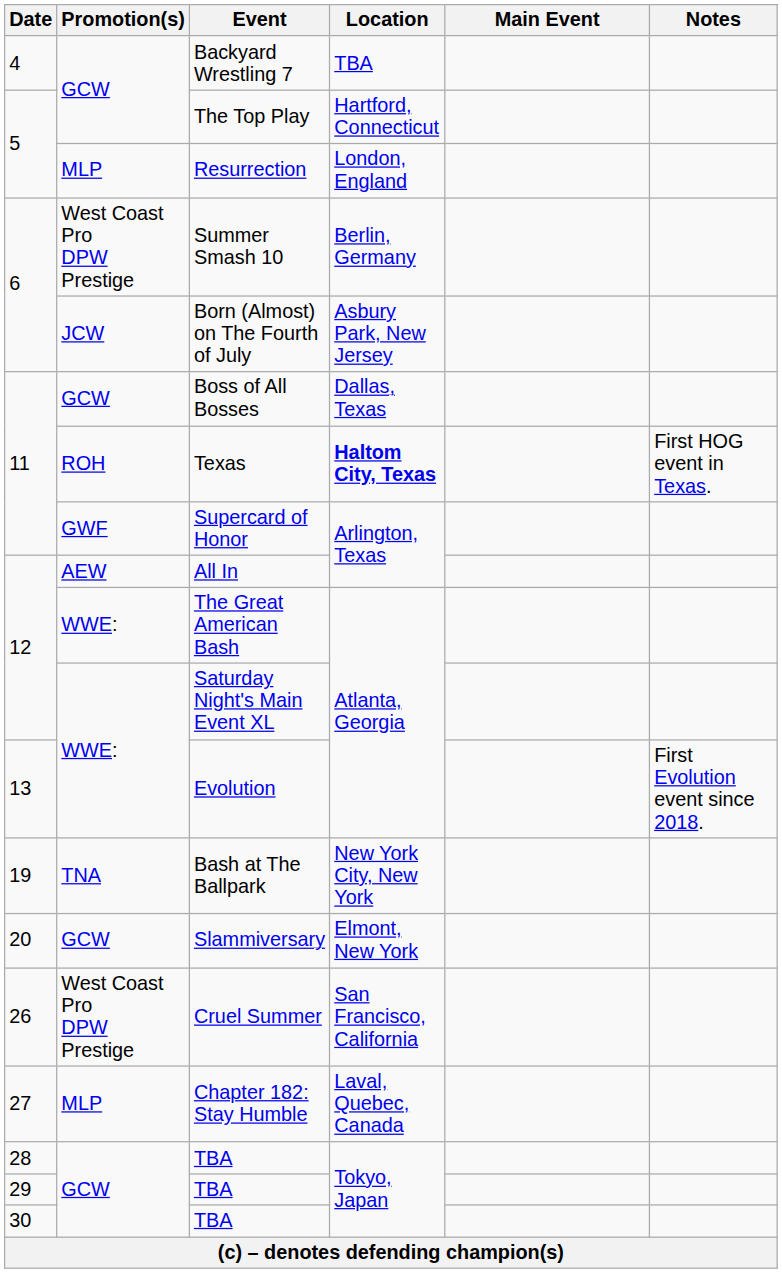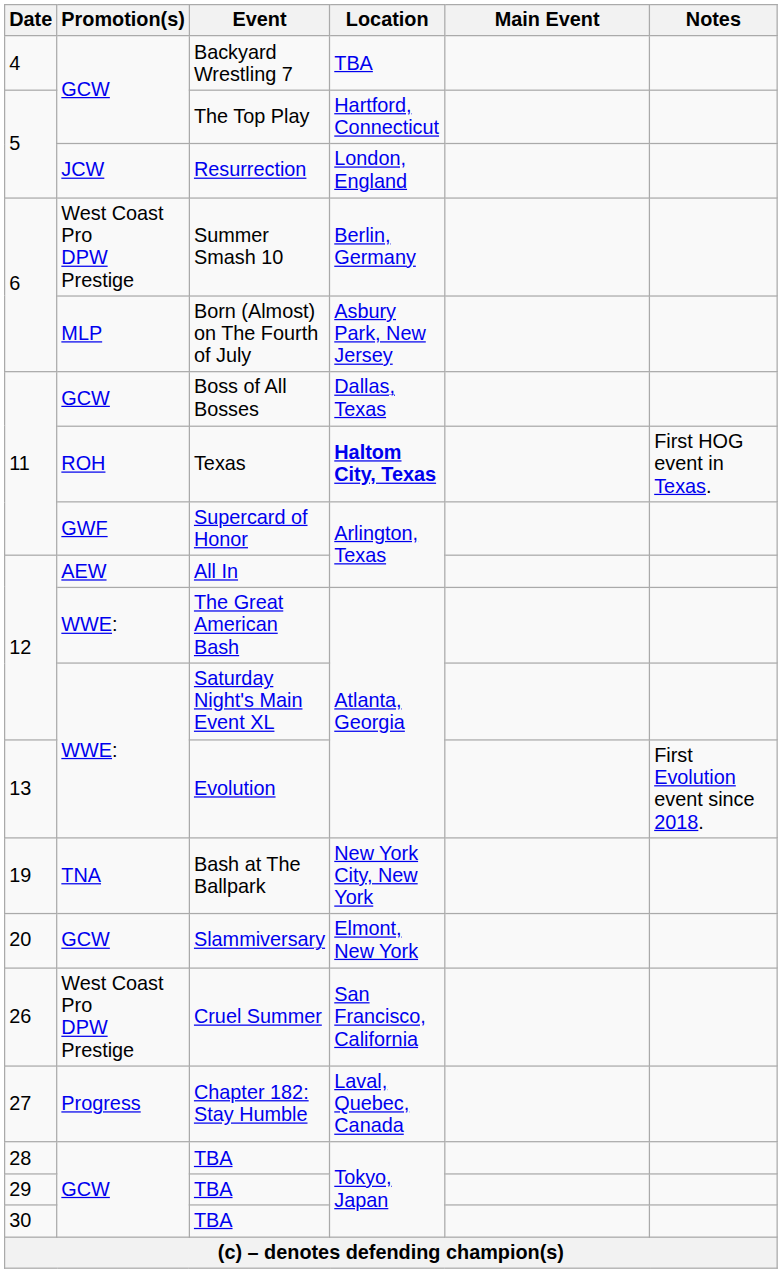(82, 170) MLP -> (83, 170) JCW
(83, 333) JCW -> (82, 333) MLP
(82, 1103) MLP -> (101, 1103) Progress
